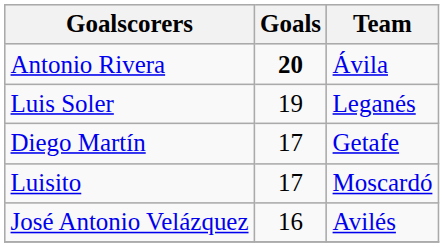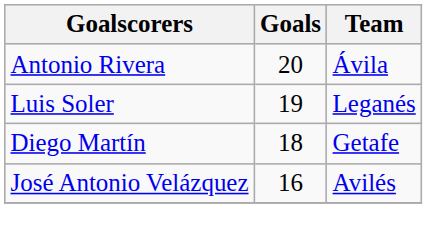(291, 63) bold -> (291, 63) normal
(291, 143) 17 -> (291, 143) 18
- row: (46, 182)
